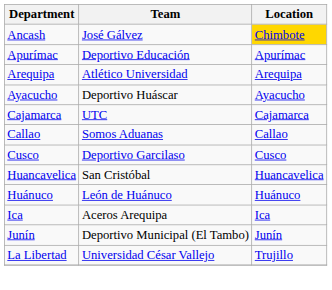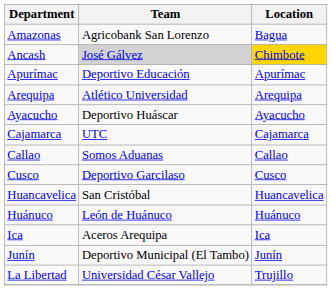+ row: (34, 34)
(112, 34) no background -> (112, 54) lightgrey background
